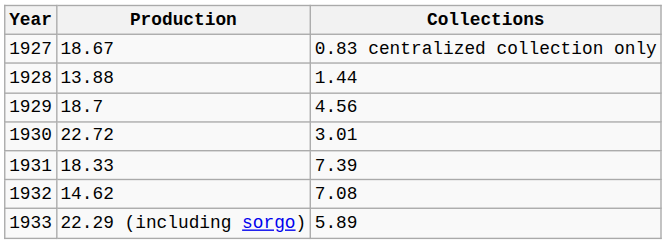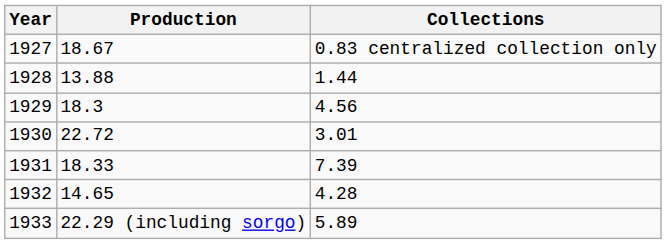(82, 107) 18.7 -> (82, 107) 18.3
(87, 194) 14.62 -> (87, 194) 14.65
(336, 194) 7.08 -> (336, 194) 4.28
